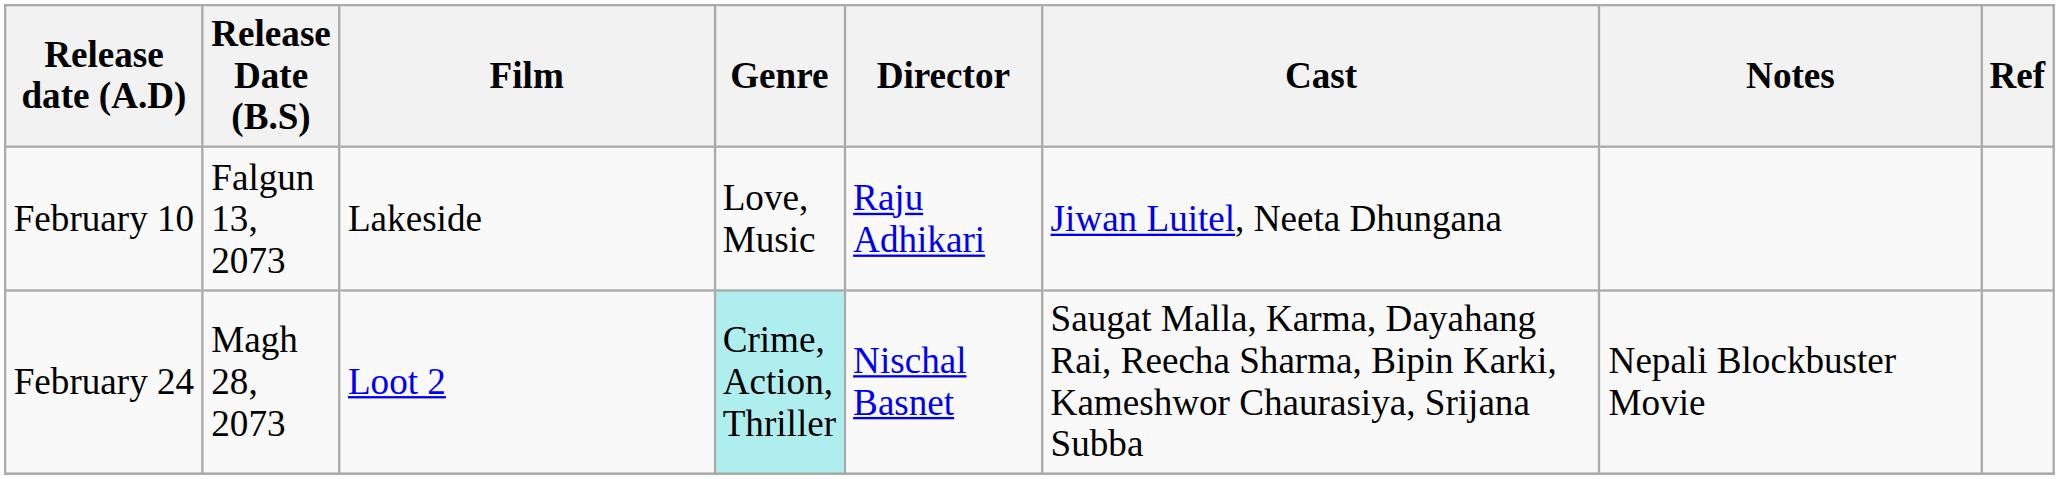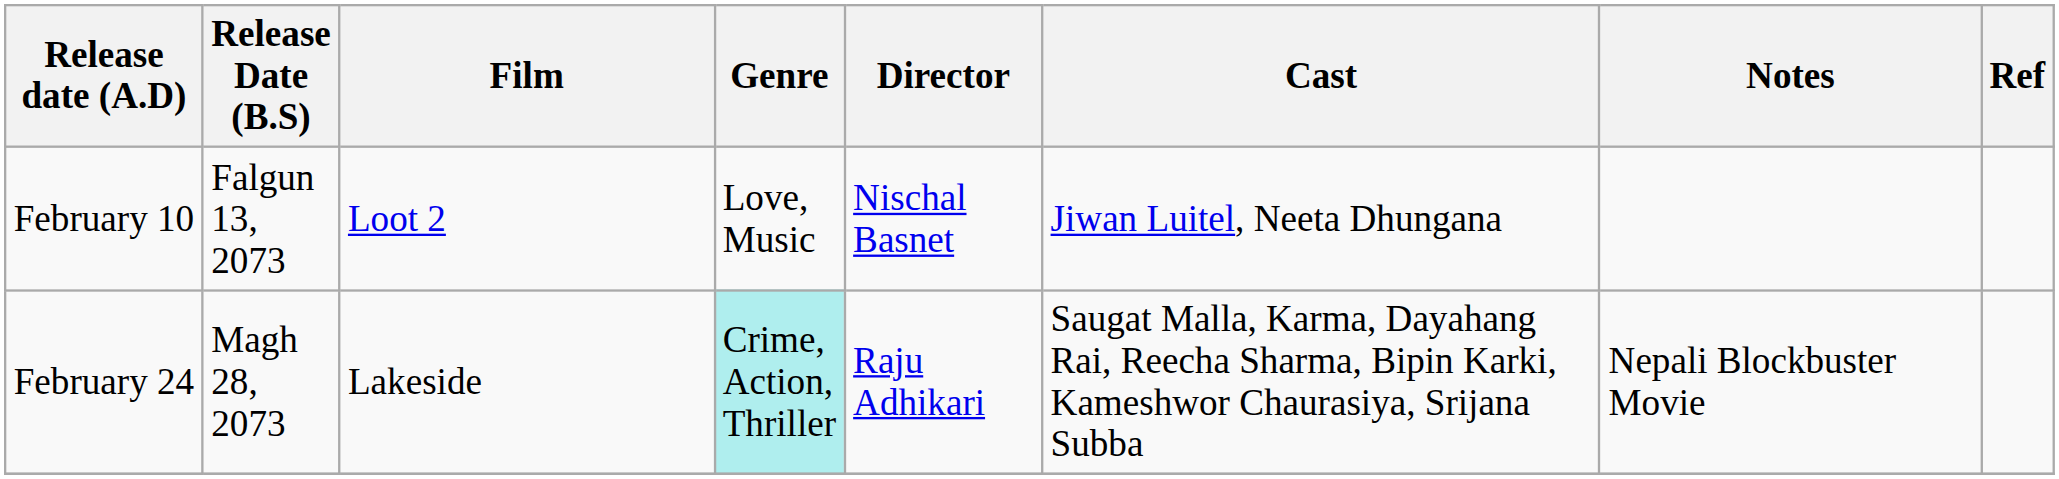(415, 218) Lakeside -> (397, 218) Loot 2
(919, 218) Raju Adhikari -> (910, 218) Nischal Basnet
(397, 381) Loot 2 -> (415, 381) Lakeside
(910, 381) Nischal Basnet -> (919, 381) Raju Adhikari
